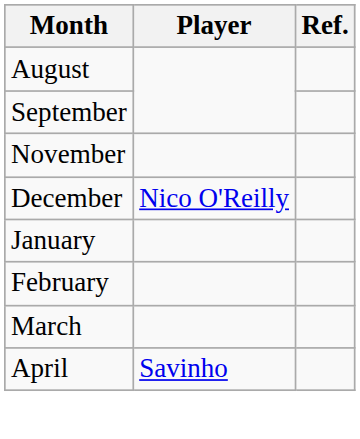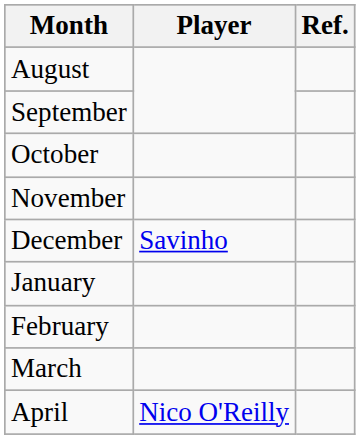+ row: (55, 154)
(214, 197) Nico O'Reilly -> (183, 240) Savinho
(183, 369) Savinho -> (214, 411) Nico O'Reilly
